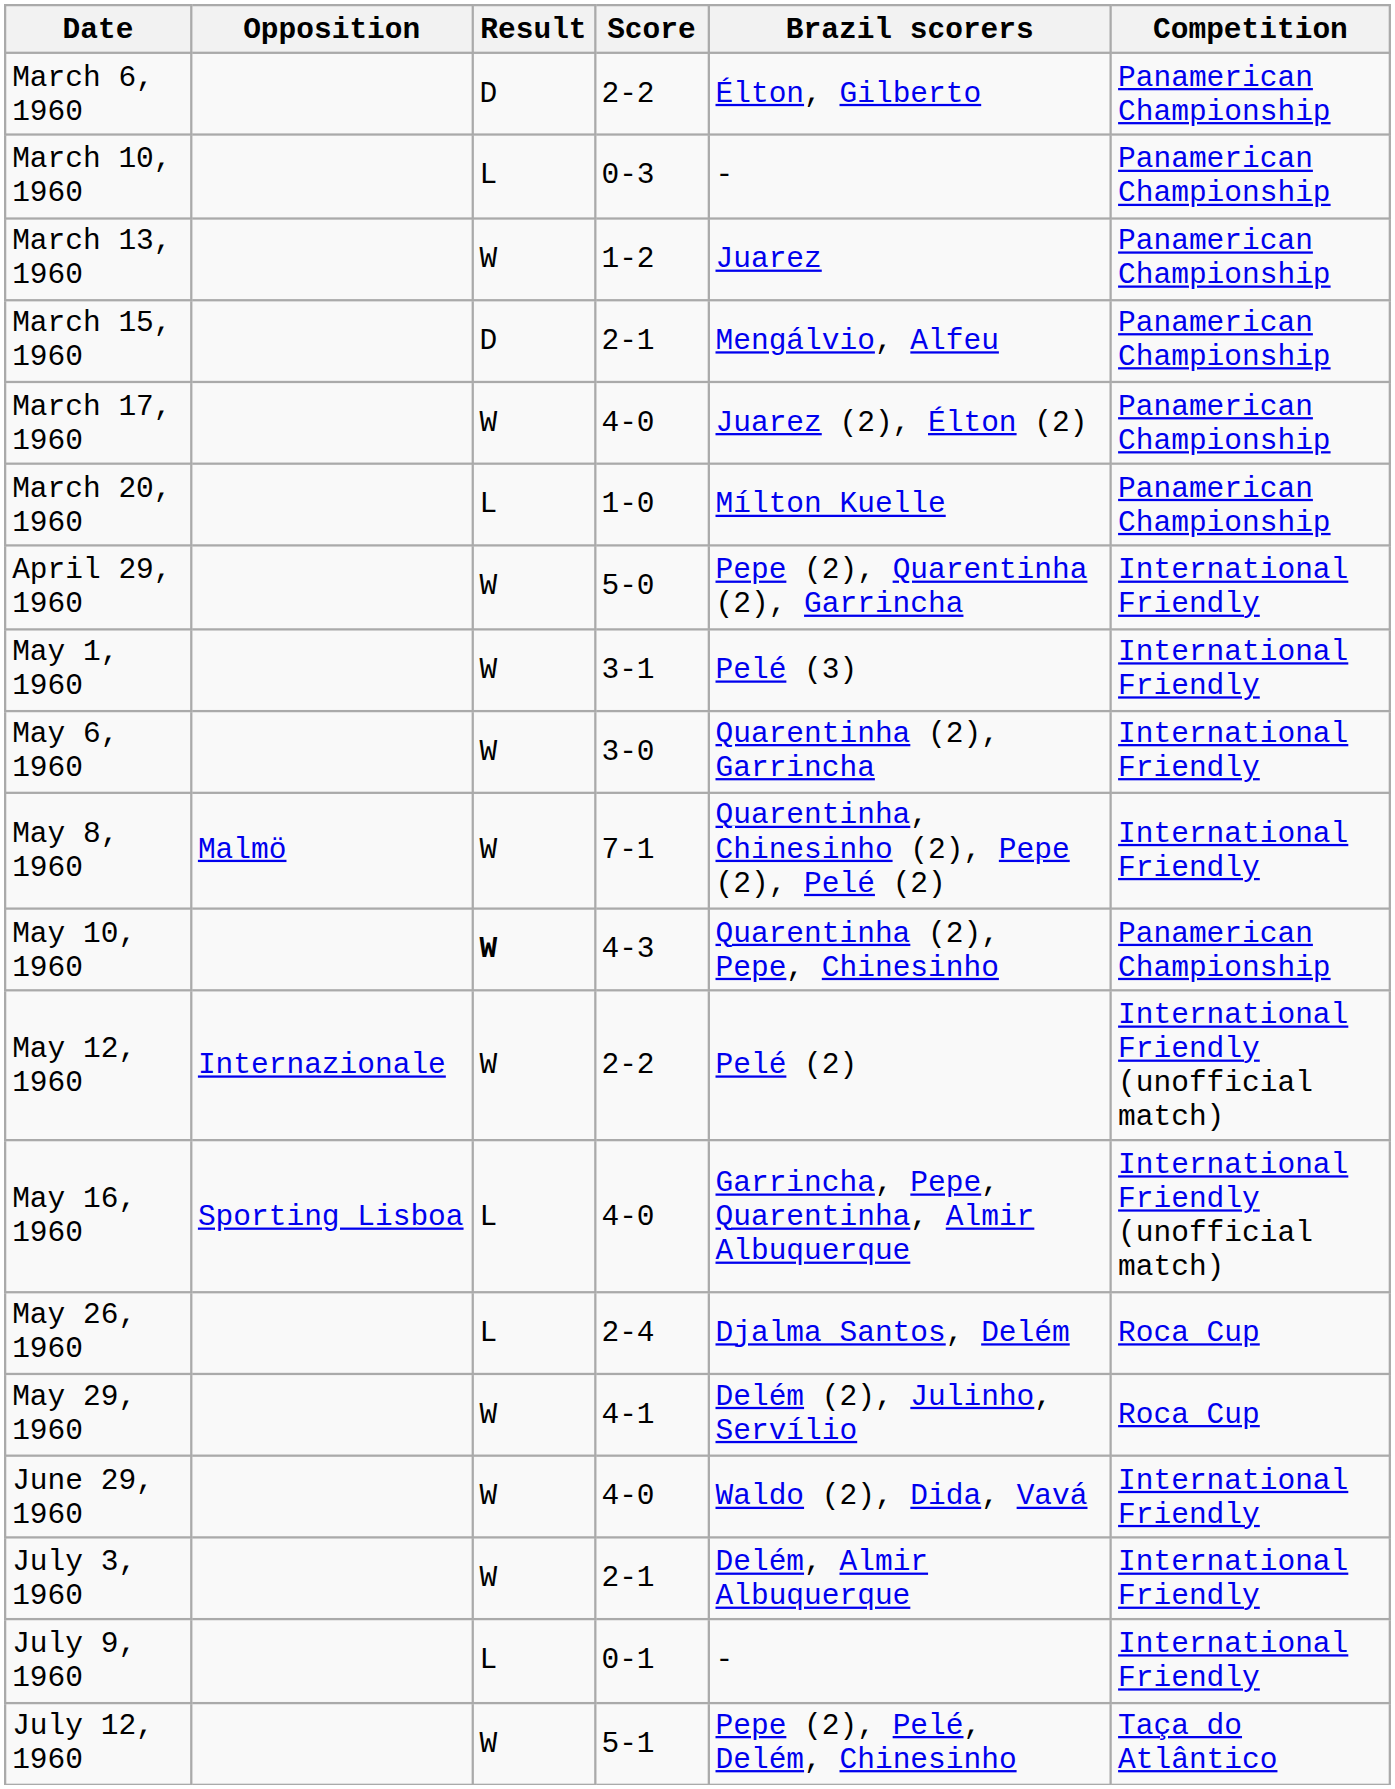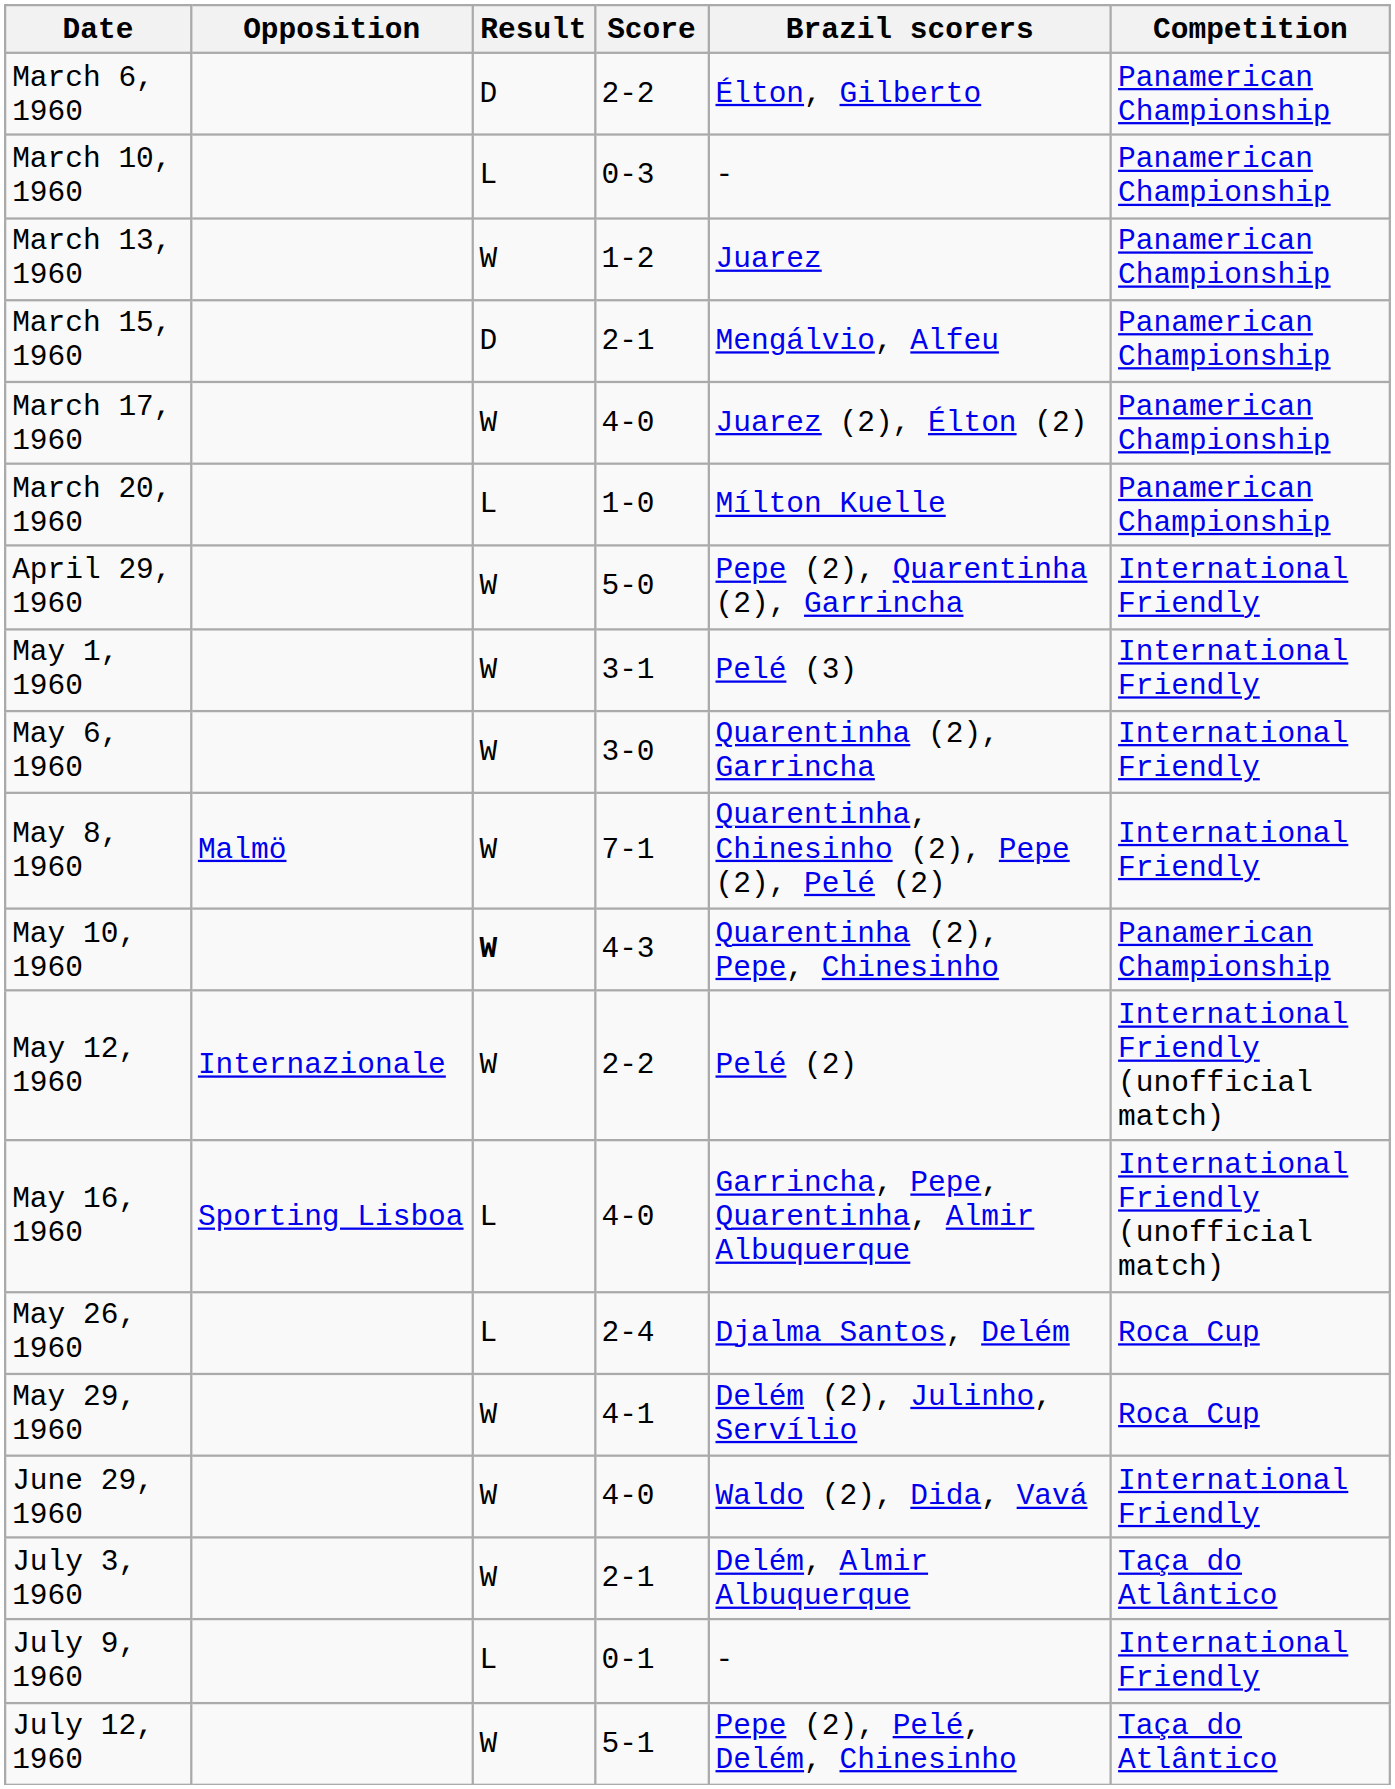(1233, 1579) International Friendly -> (1198, 1579) Taça do Atlântico
